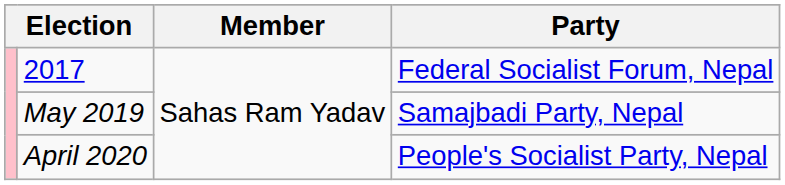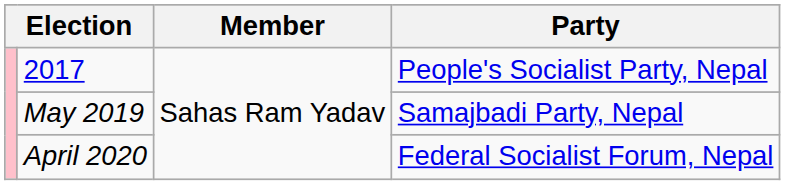(586, 69) Federal Socialist Forum, Nepal -> (583, 69) People's Socialist Party, Nepal
(583, 156) People's Socialist Party, Nepal -> (586, 156) Federal Socialist Forum, Nepal
